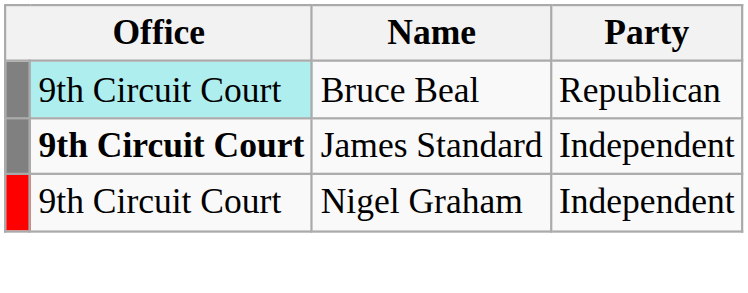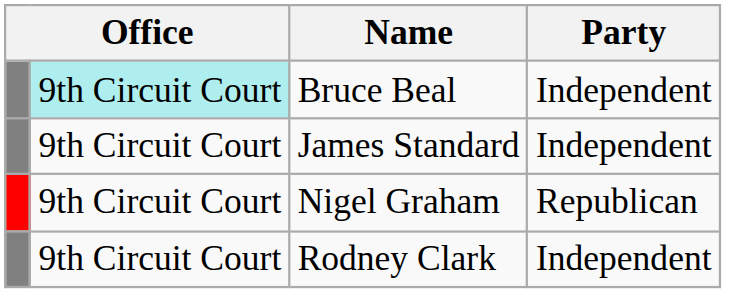(640, 88) Republican -> (624, 88) Independent
(171, 145) bold -> (160, 145) normal
(647, 201) Independent -> (617, 201) Republican
+ row: (397, 257)
